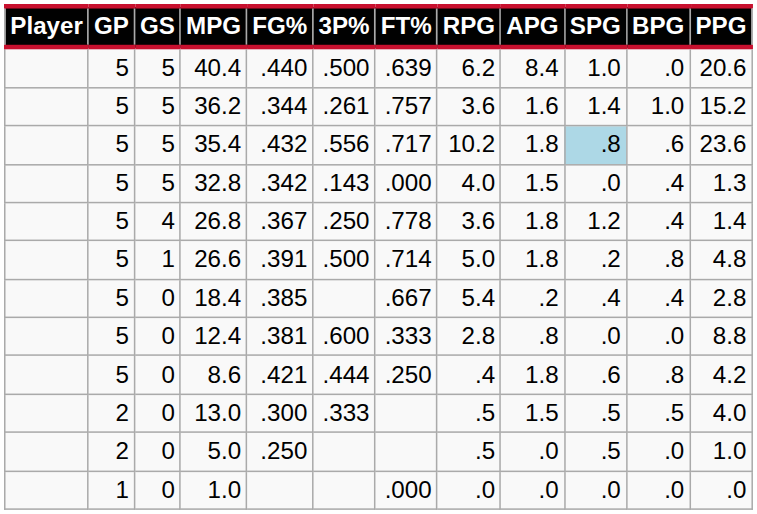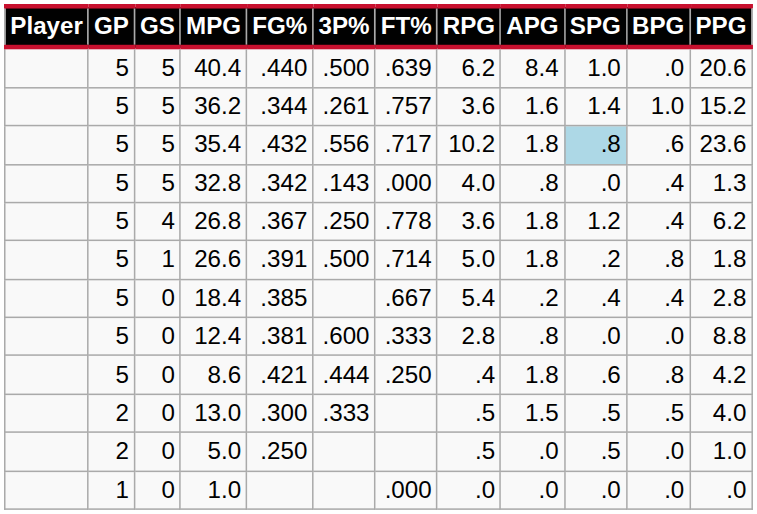(542, 182) 1.5 -> (549, 182) .8
(730, 221) 1.4 -> (730, 221) 6.2
(730, 259) 4.8 -> (730, 259) 1.8
